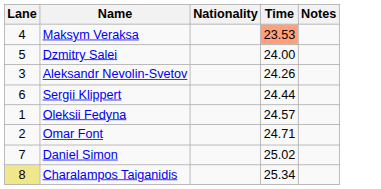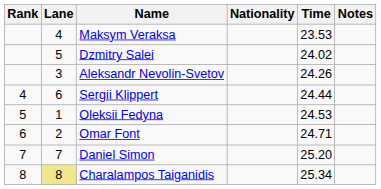+ column: (23, 14)
(279, 34) lightsalmon background -> (316, 34) no background
(279, 54) 24.00 -> (316, 54) 24.02
(279, 114) 24.57 -> (316, 114) 24.53
(279, 154) 25.02 -> (316, 154) 25.20
